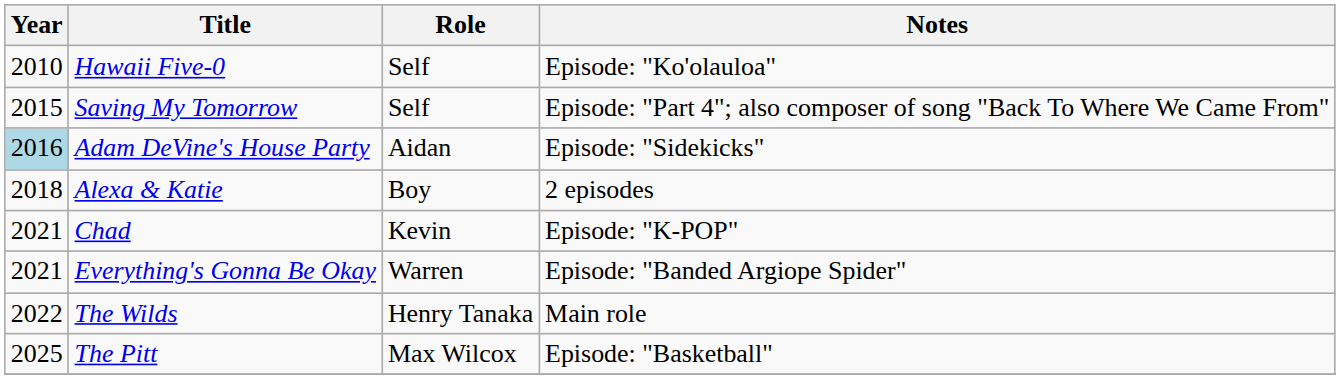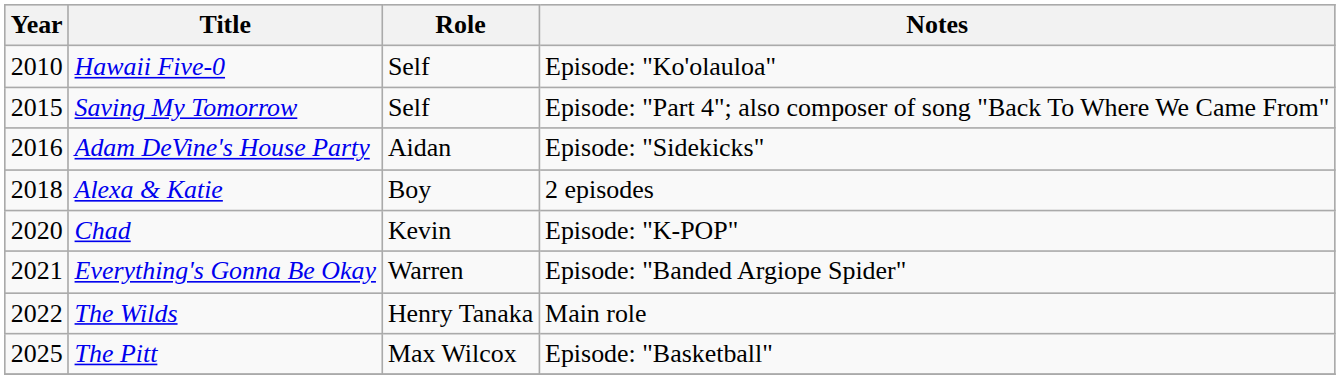(37, 148) lightblue background -> (37, 148) no background
(37, 230) 2021 -> (37, 230) 2020
